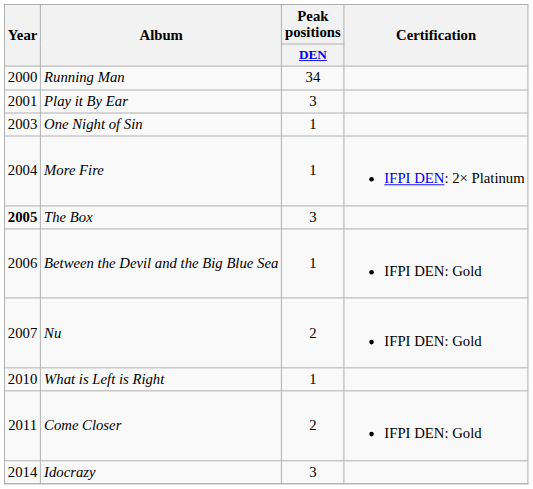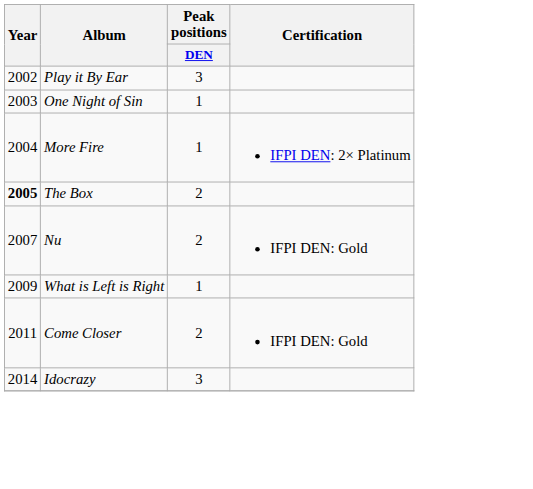- row: (84, 77)
(23, 101) 2001 -> (23, 77) 2002
(313, 217) 3 -> (199, 193) 2
- row: (161, 263)
(23, 379) 2010 -> (23, 286) 2009
